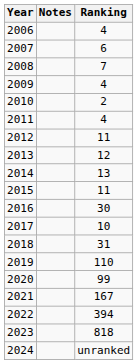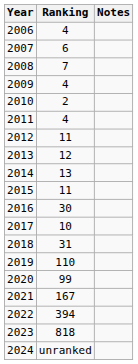columns swapped: (104, 14) <-> (55, 14)
